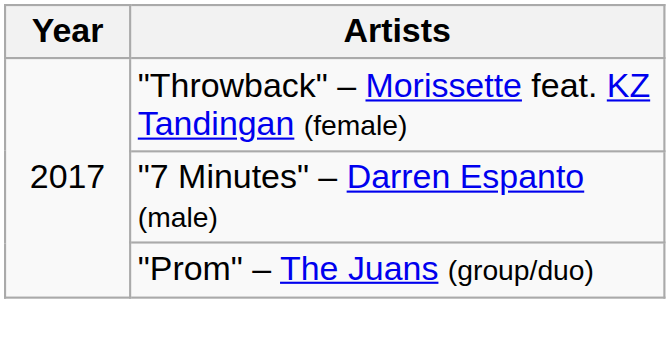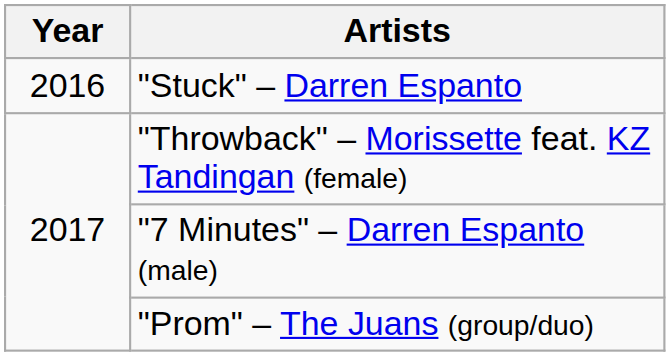+ row: (330, 85)
